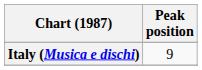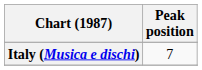(170, 53) 9 -> (170, 53) 7
